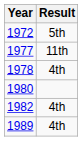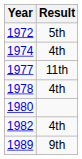+ row: (20, 51)
(57, 126) 4th -> (57, 145) 9th
